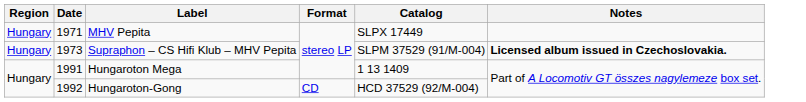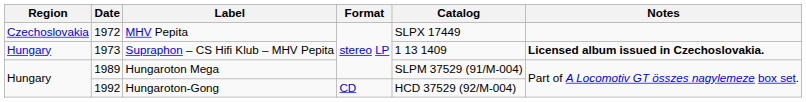(29, 32) Hungary -> (48, 32) Czechoslovakia
(70, 32) 1971 -> (107, 32) 1972
(421, 50) SLPM 37529 (91/M-004) -> (421, 50) 1 13 1409
(70, 69) 1991 -> (107, 69) 1989
(383, 69) 1 13 1409 -> (459, 69) SLPM 37529 (91/M-004)
